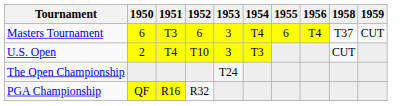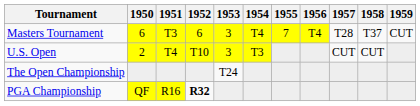+ column: (344, 14)
(286, 33) 6 -> (286, 33) 7
(199, 91) normal -> (199, 91) bold
